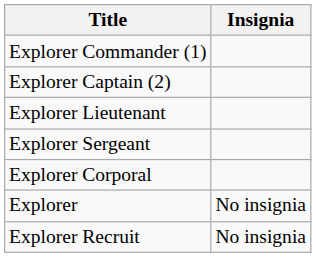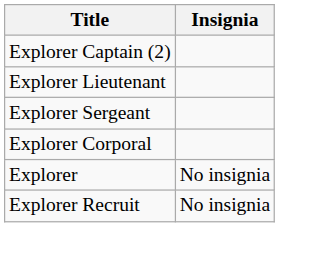- row: (108, 50)
